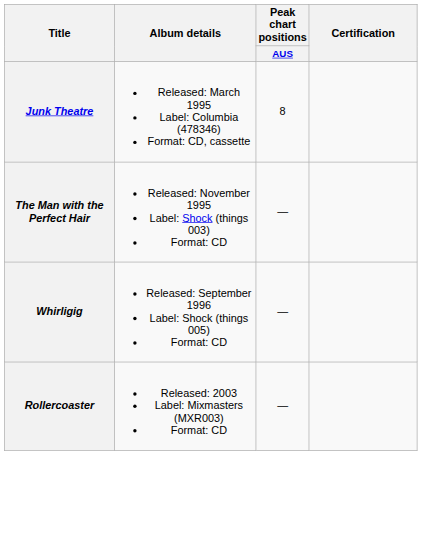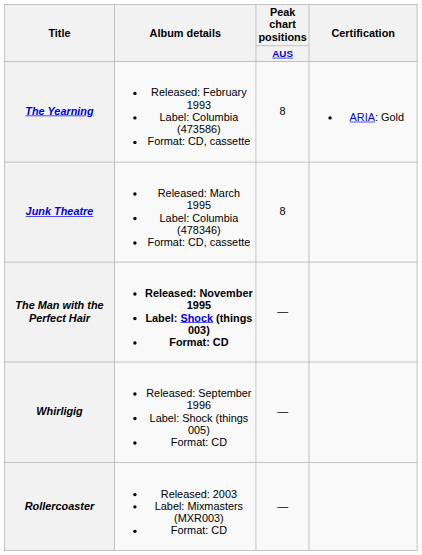+ row: (59, 111)
(185, 218) normal -> (185, 318) bold
